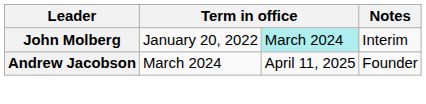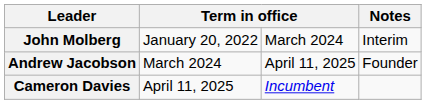(304, 39) paleturquoise background -> (304, 39) no background
+ row: (72, 87)
